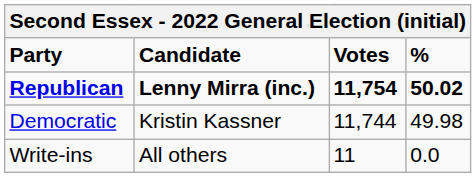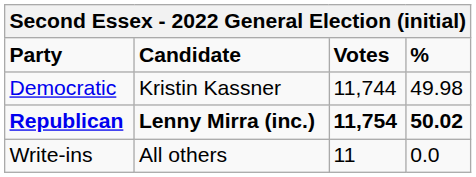rows swapped: (66, 88) <-> (63, 121)
